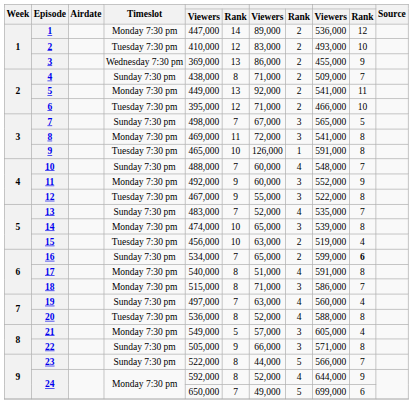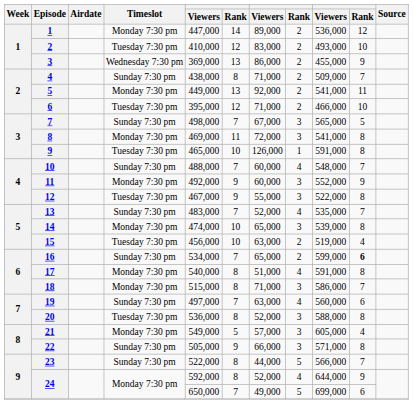(362, 302) 4 -> (362, 302) 6
(299, 317) 4 -> (299, 317) 3
